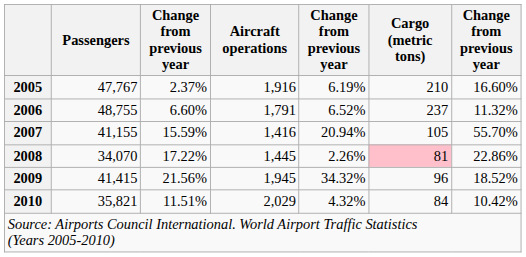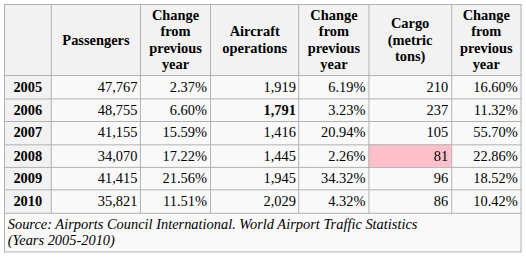(280, 87) 1,916 -> (280, 87) 1,919
(280, 110) normal -> (280, 110) bold
(347, 110) 6.52% -> (347, 110) 3.23%
(441, 201) 84 -> (441, 201) 86
